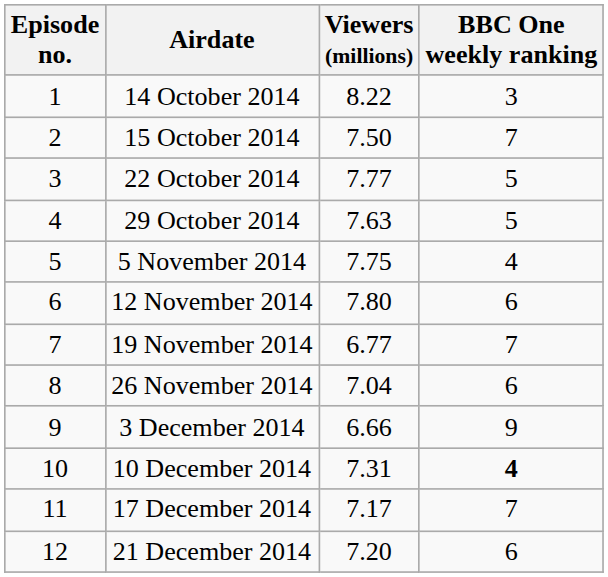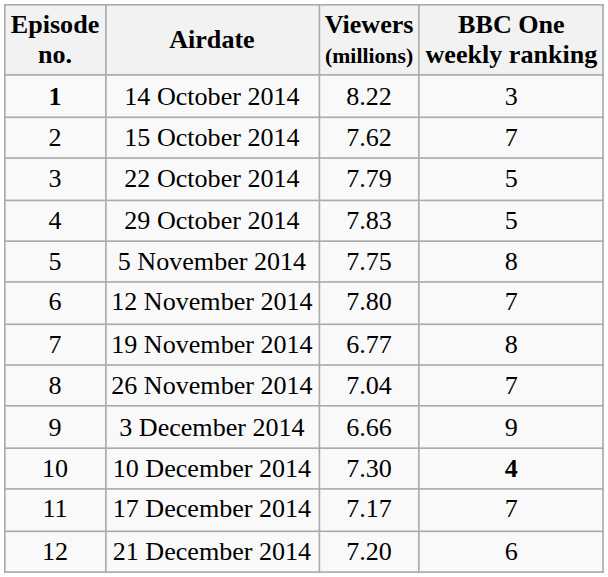(55, 95) normal -> (55, 95) bold
(369, 137) 7.50 -> (369, 137) 7.62
(369, 178) 7.77 -> (369, 178) 7.79
(369, 219) 7.63 -> (369, 219) 7.83
(511, 261) 4 -> (511, 261) 8
(511, 302) 6 -> (511, 302) 7
(511, 344) 7 -> (511, 344) 8
(511, 385) 6 -> (511, 385) 7
(369, 468) 7.31 -> (369, 468) 7.30
